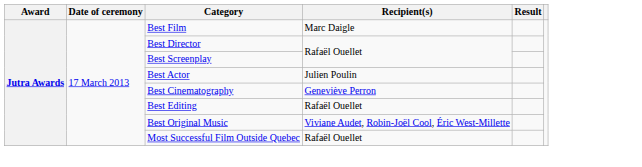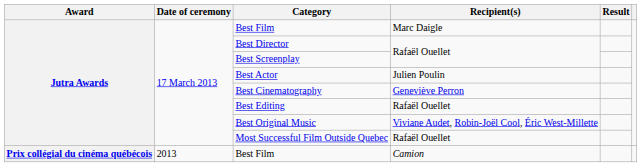+ row: (255, 153)
